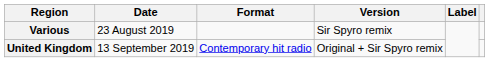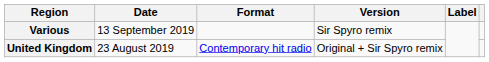(136, 30) 23 August 2019 -> (146, 30) 13 September 2019
(146, 48) 13 September 2019 -> (136, 48) 23 August 2019
